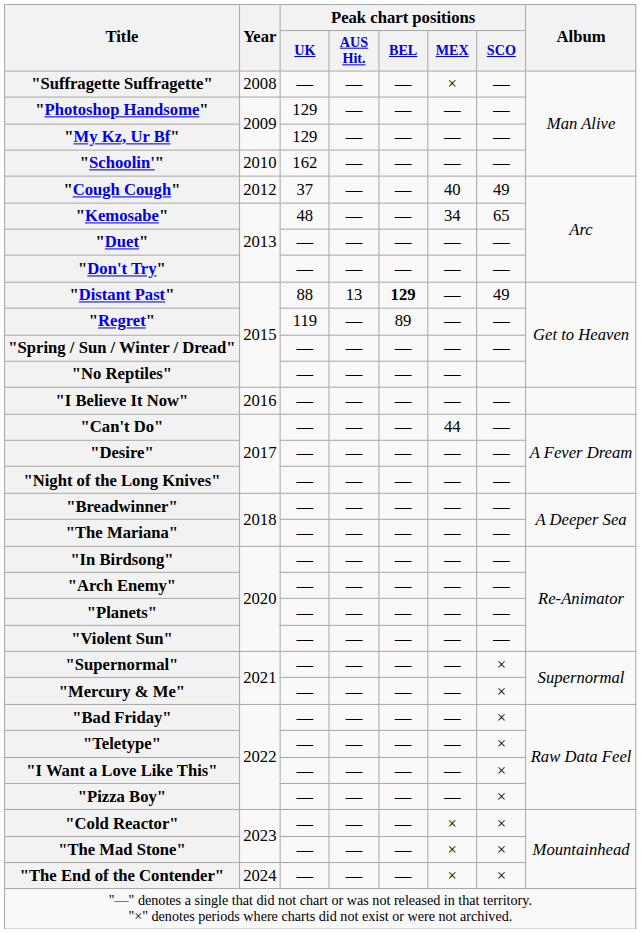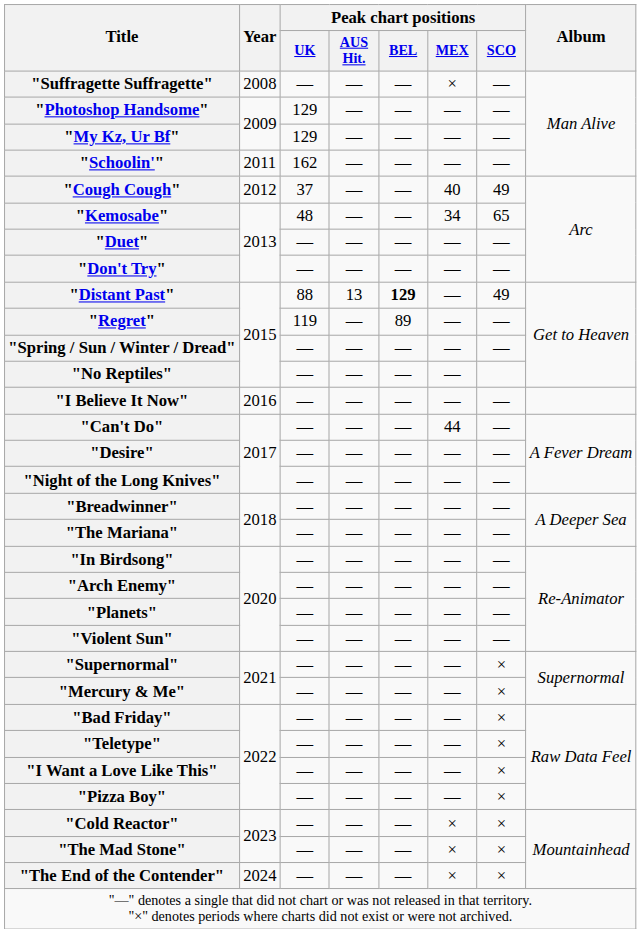(260, 163) 2010 -> (260, 163) 2011
